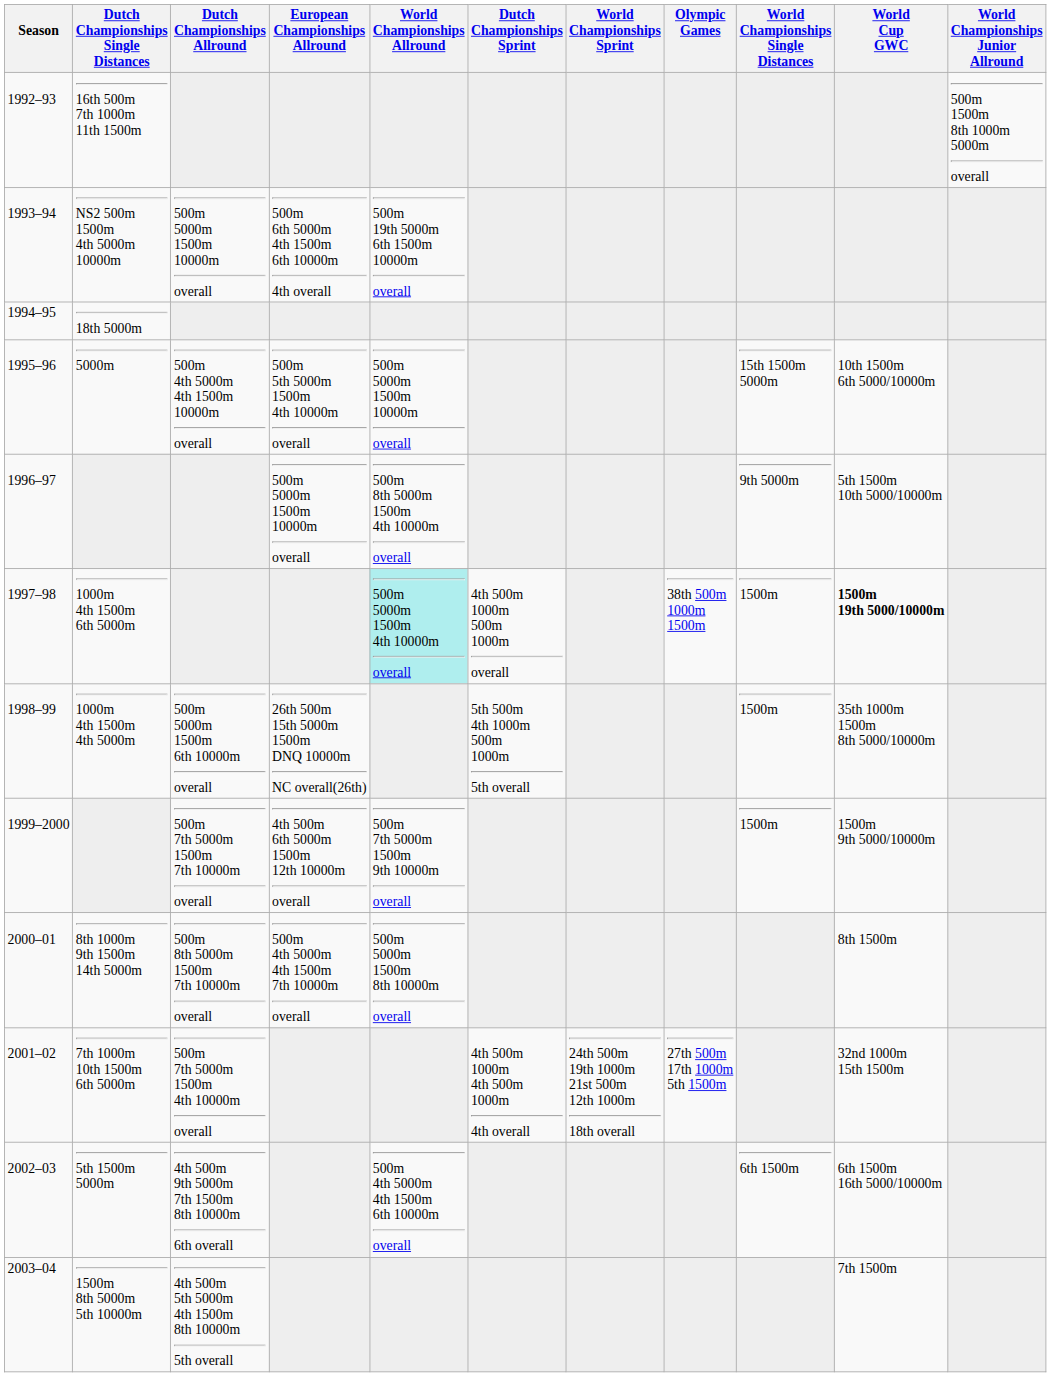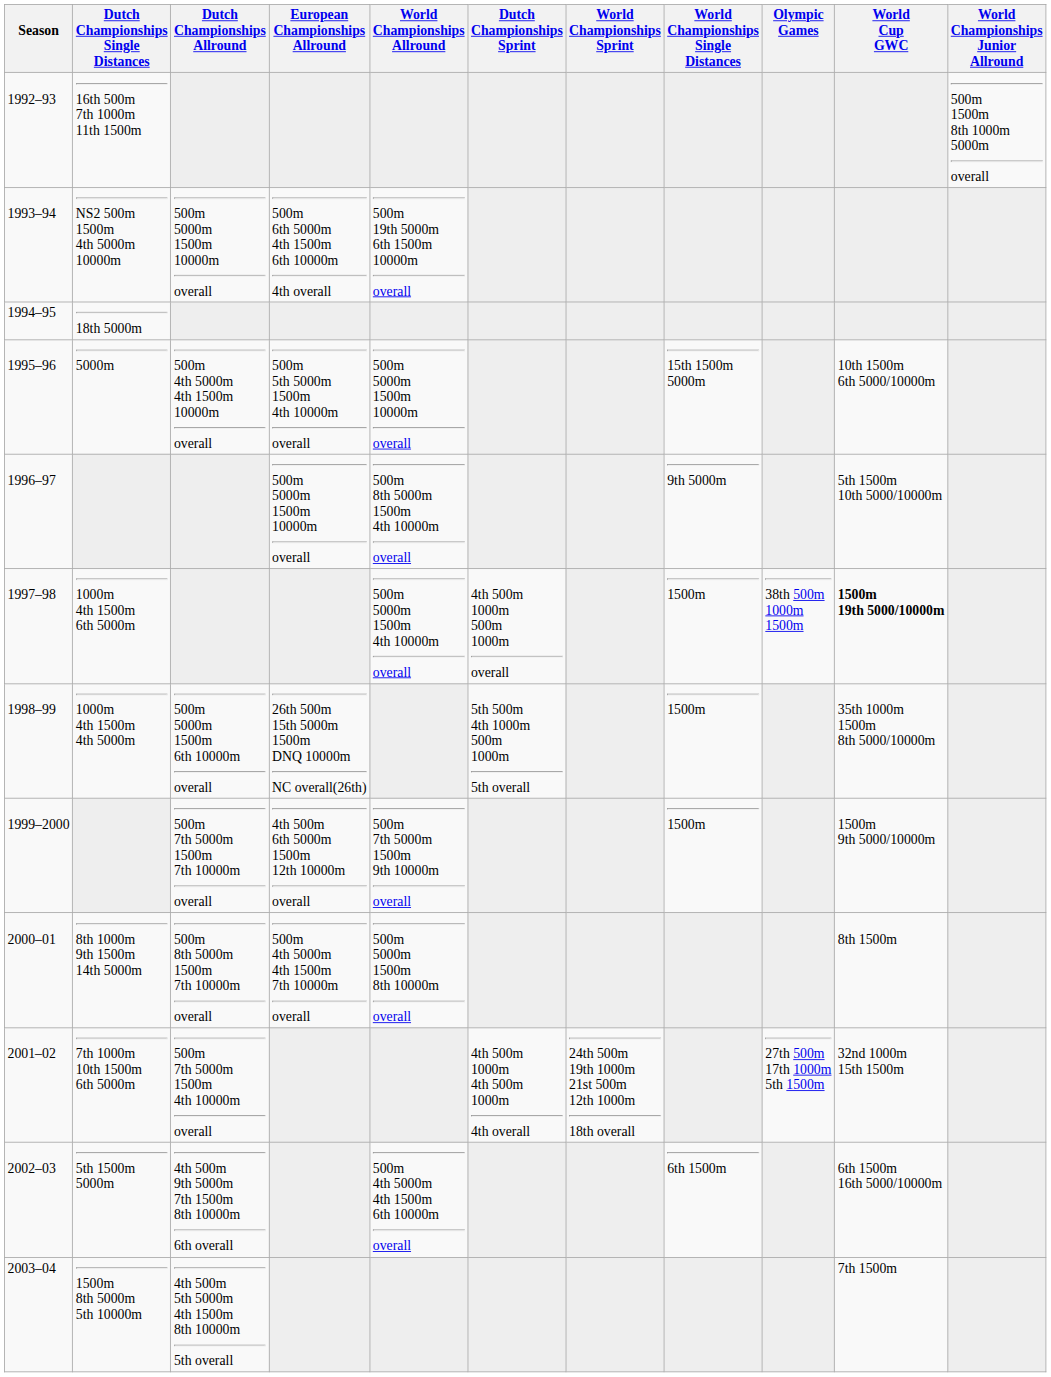columns swapped: (786, 38) <-> (700, 23)
(419, 629) paleturquoise background -> (419, 629) no background
